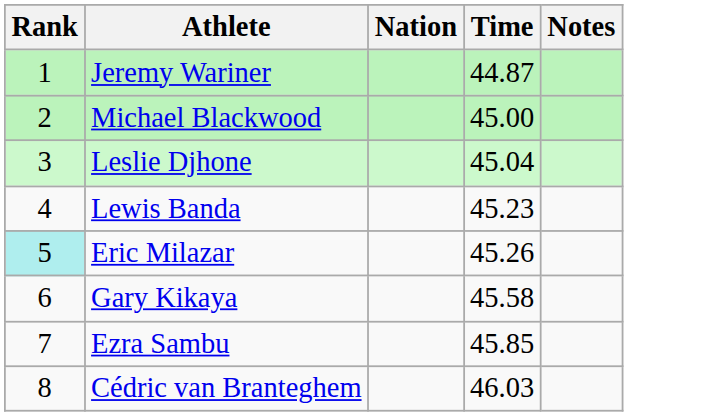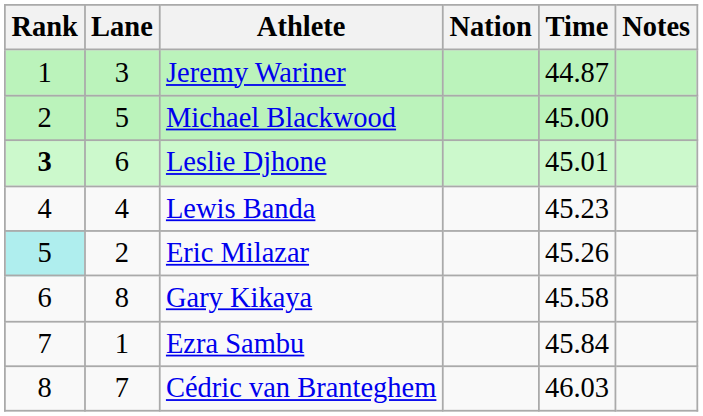+ column: (122, 27)
(45, 162) normal -> (45, 162) bold
(502, 162) 45.04 -> (577, 162) 45.01
(502, 343) 45.85 -> (577, 343) 45.84
